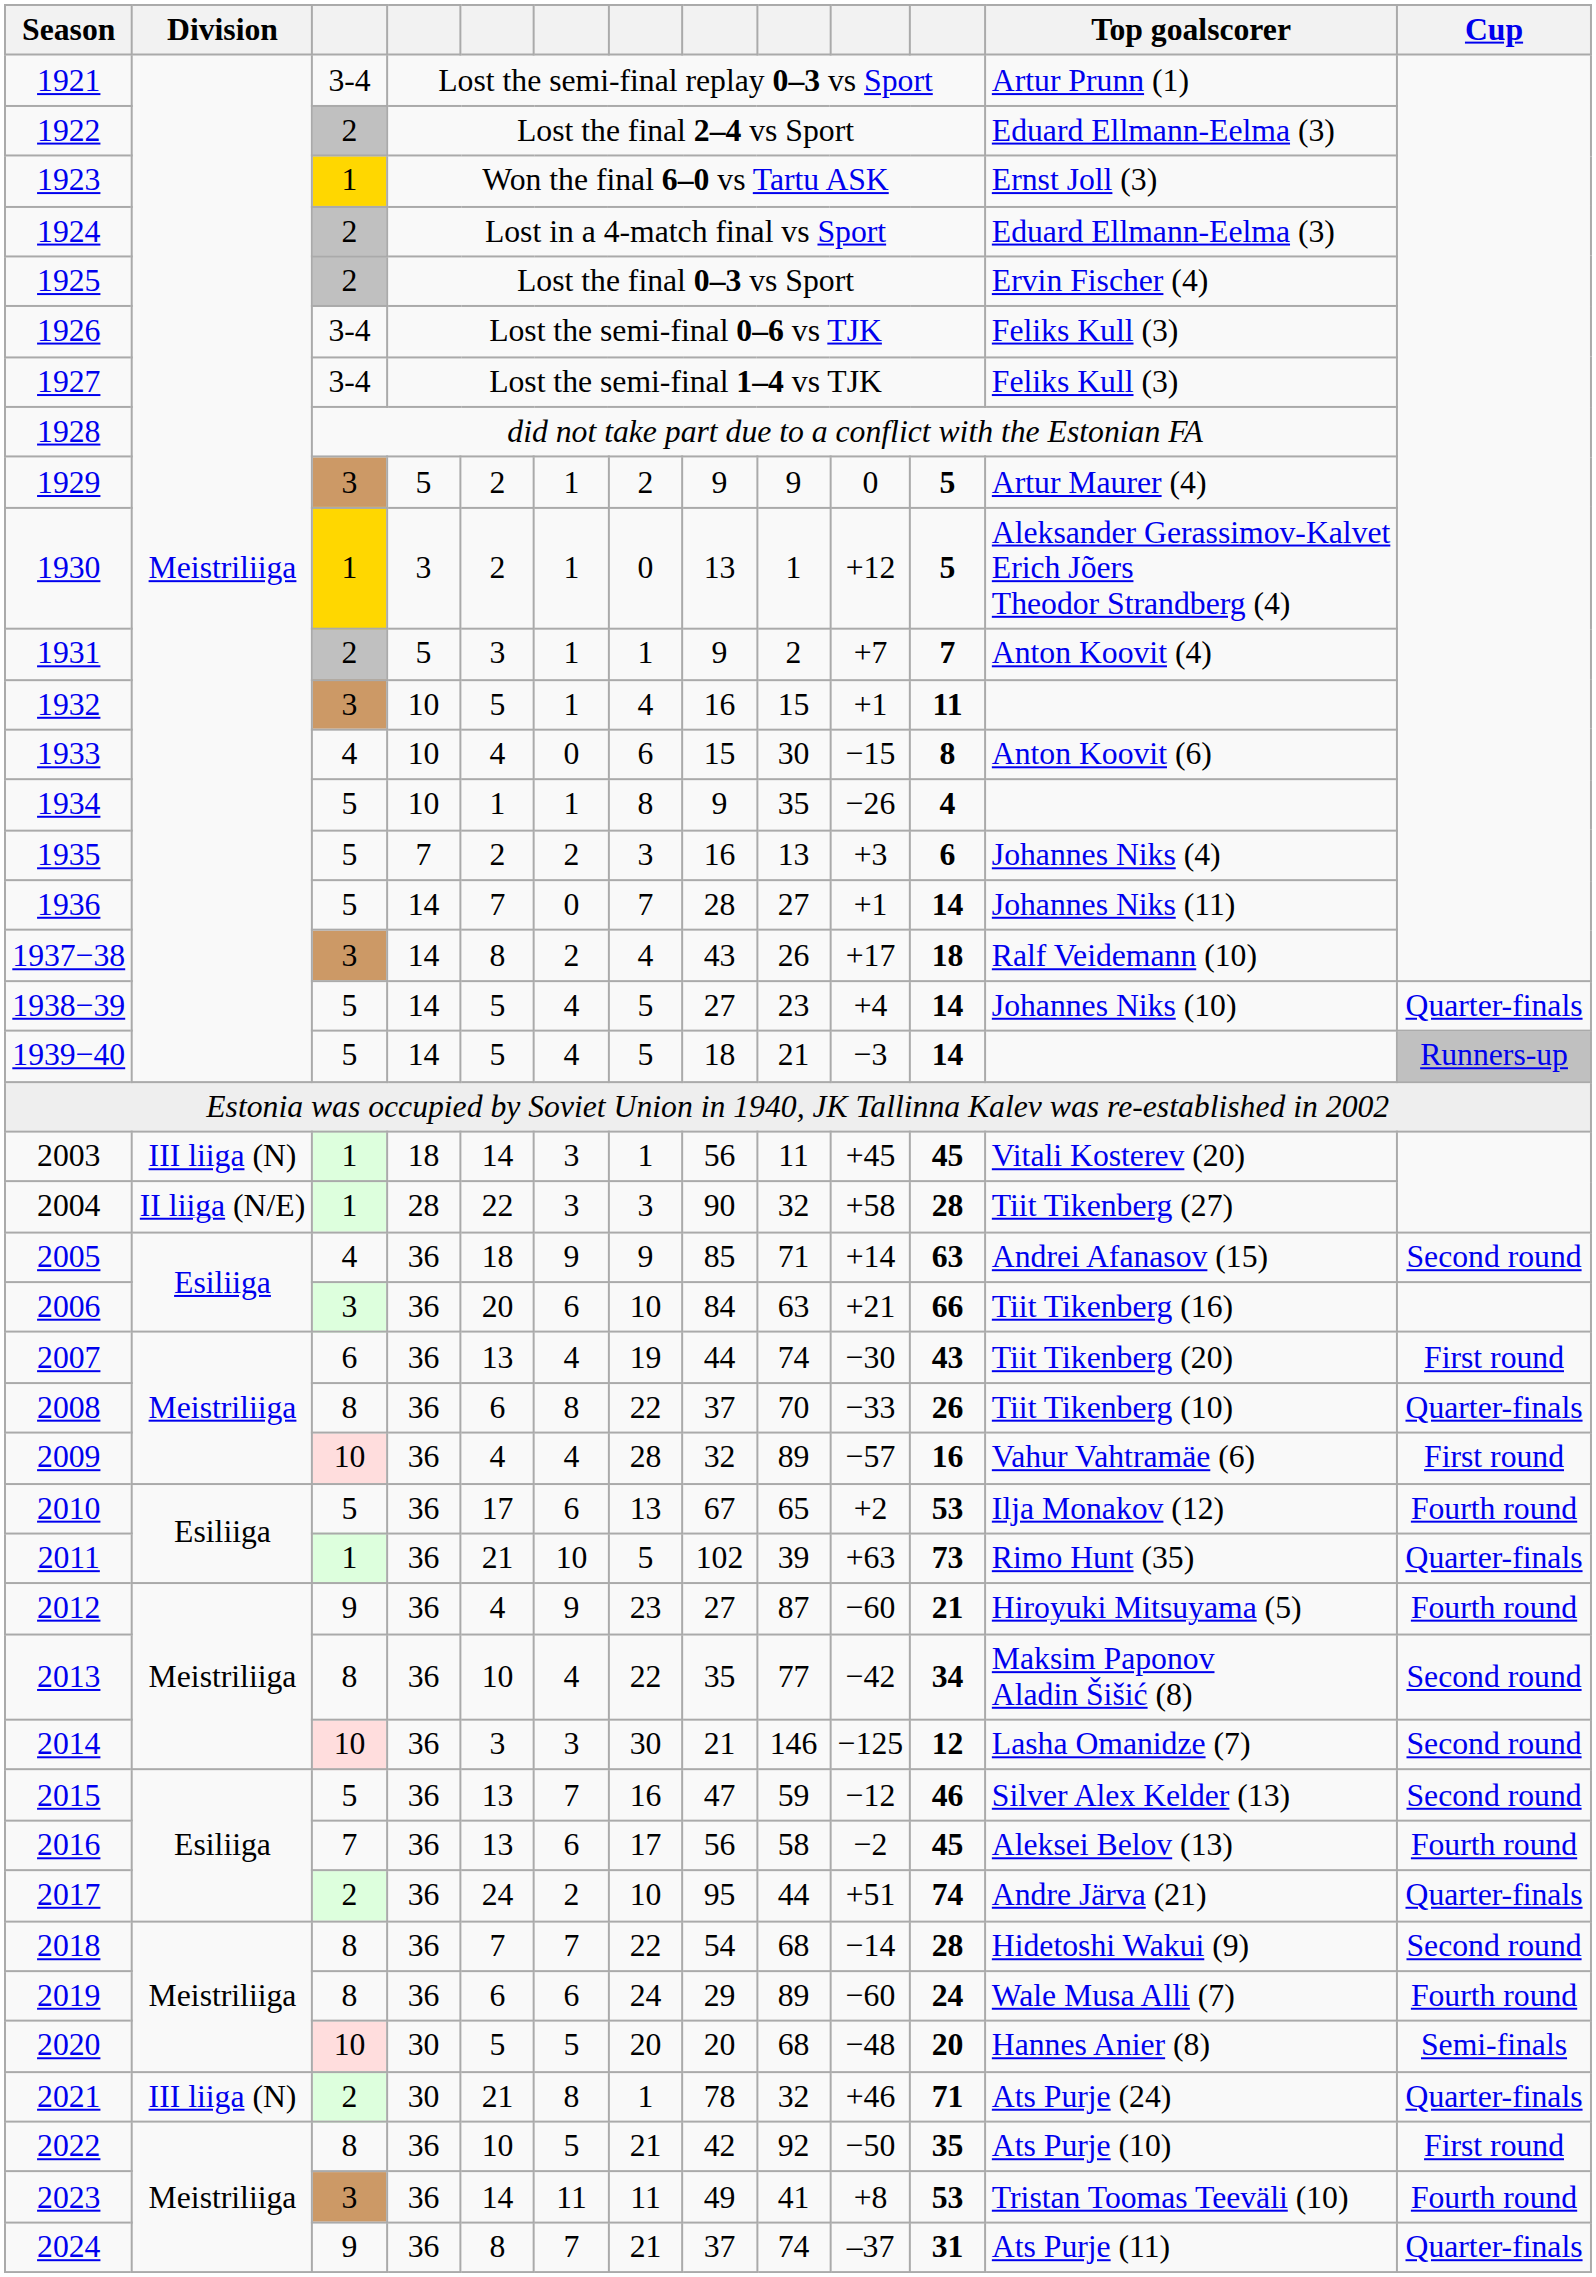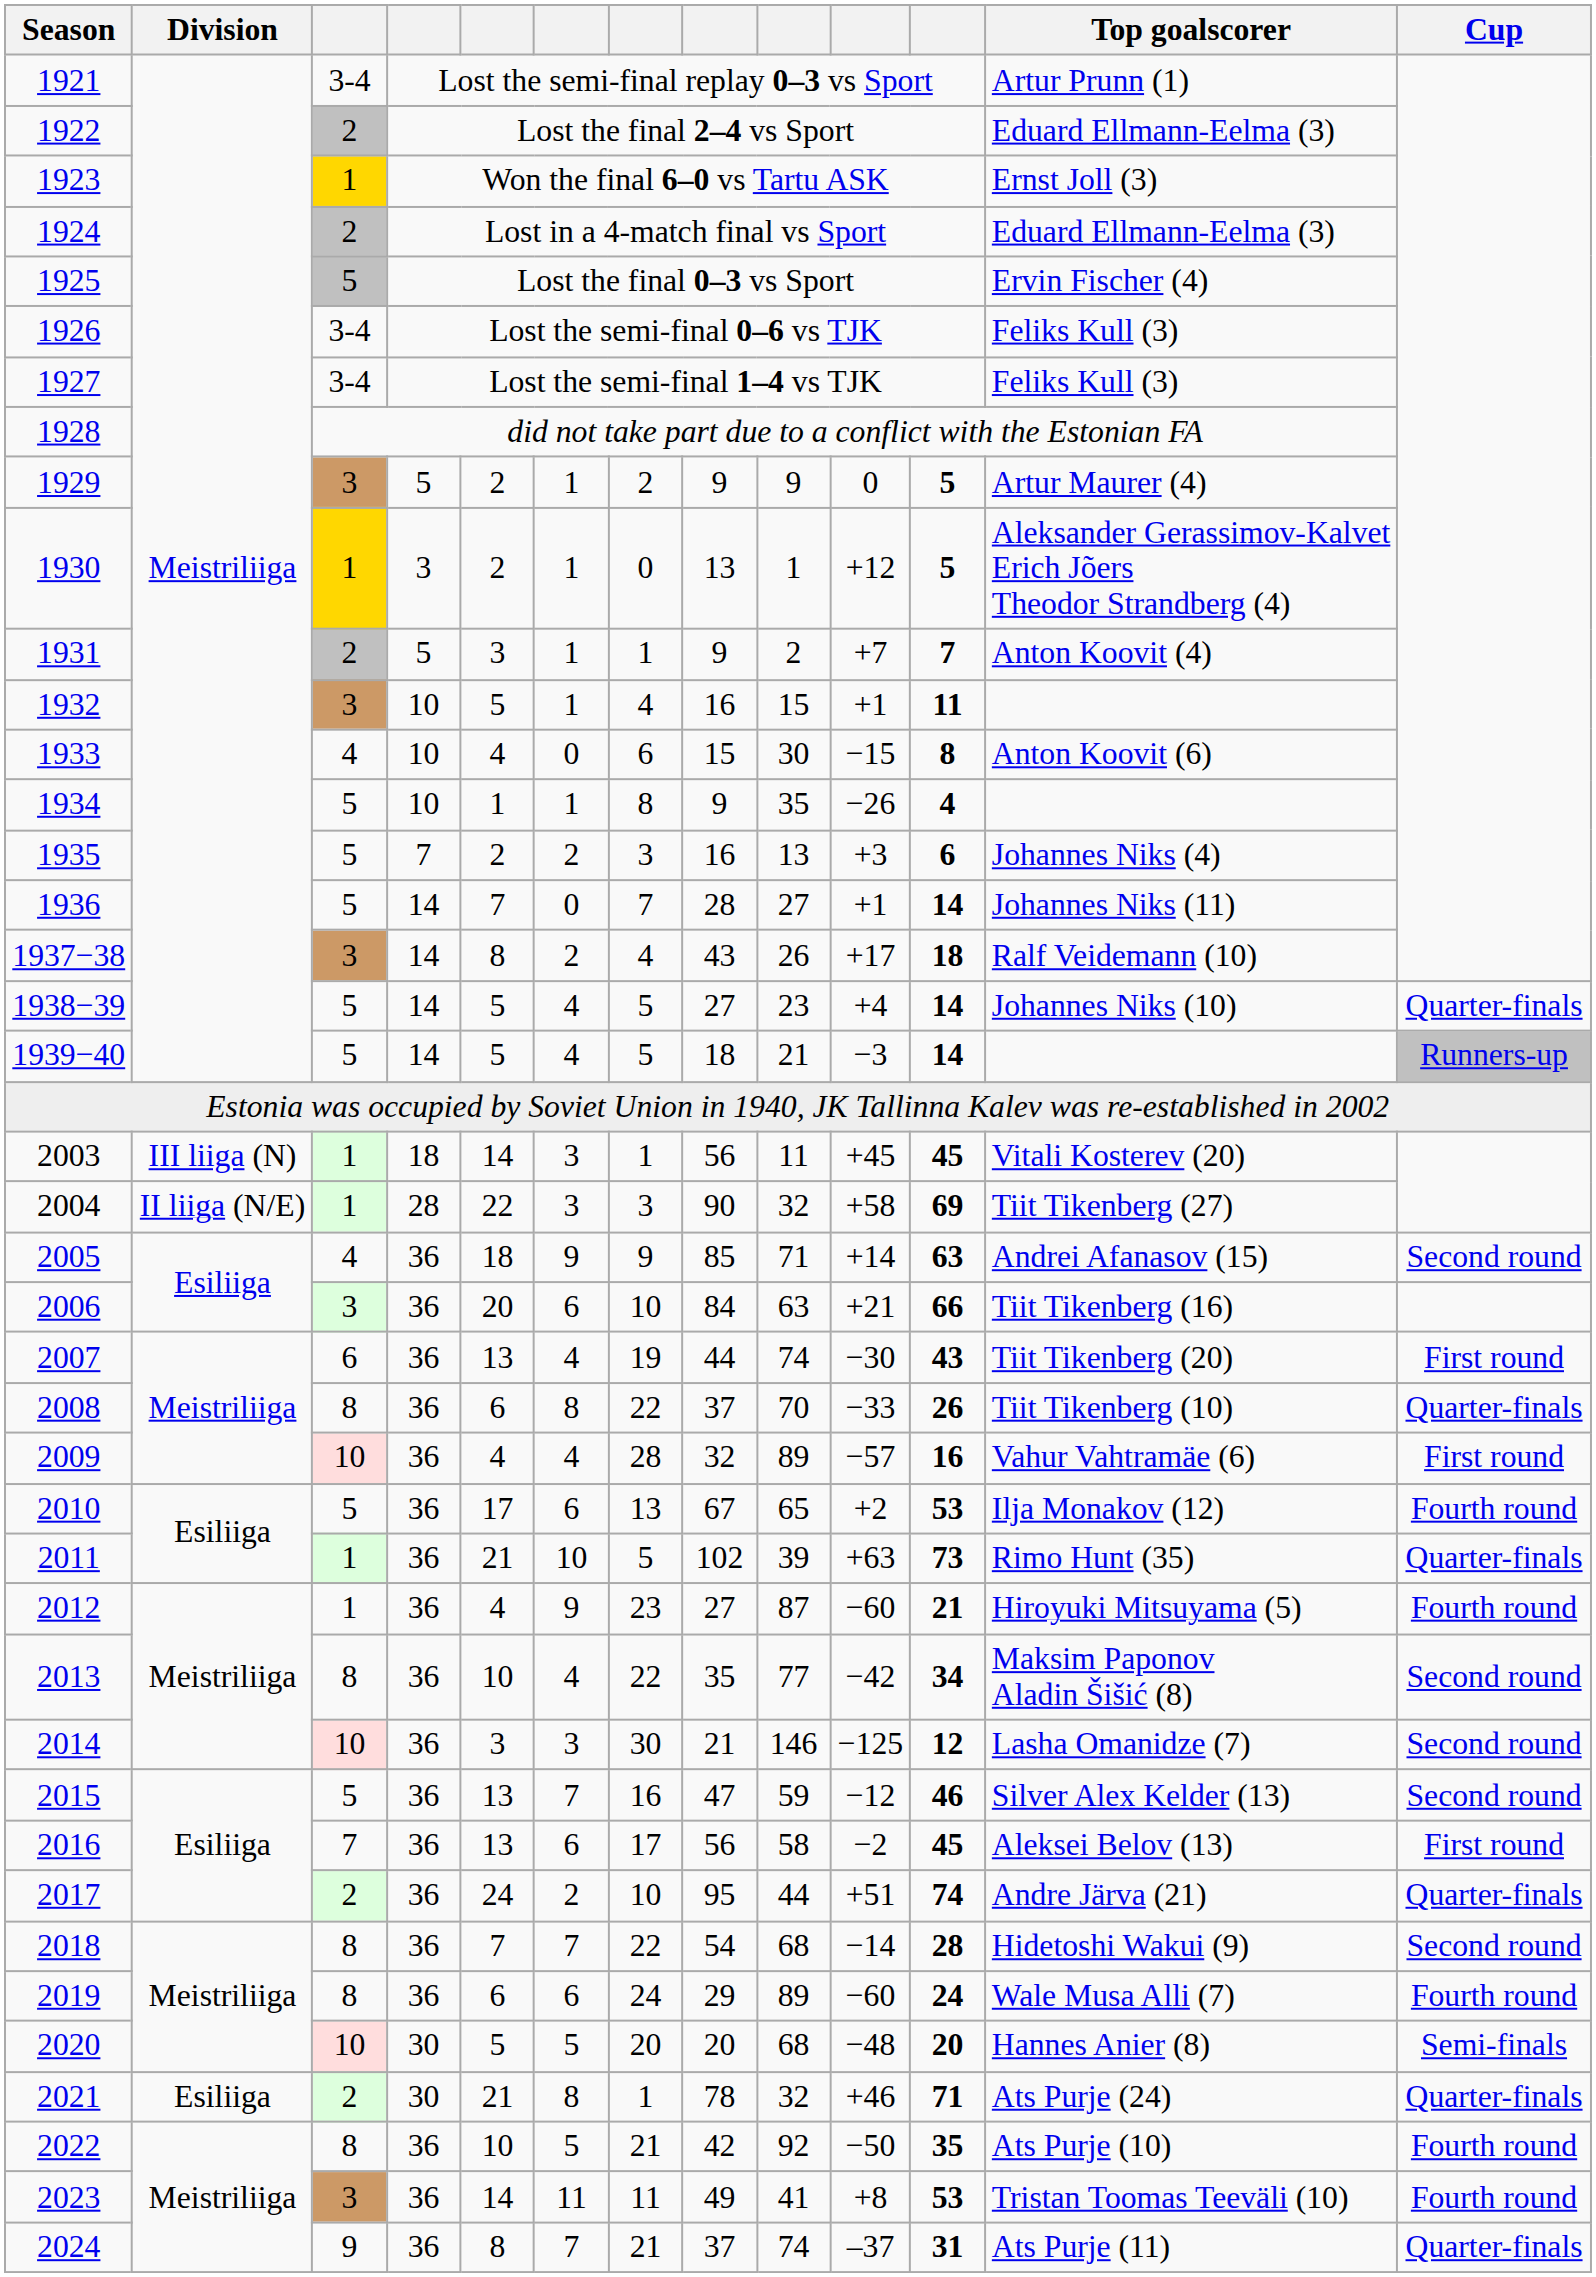(350, 280) 2 -> (350, 280) 5
(948, 1206) 28 -> (948, 1206) 69
(350, 1608) 9 -> (350, 1608) 1
(1494, 1844) Fourth round -> (1494, 1844) First round
(222, 2095) III liiga (N) -> (222, 2095) Esiliiga
(1494, 2146) First round -> (1494, 2146) Fourth round
